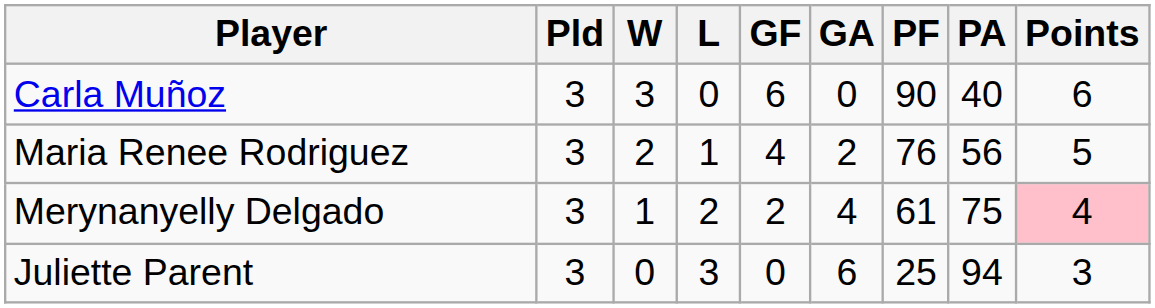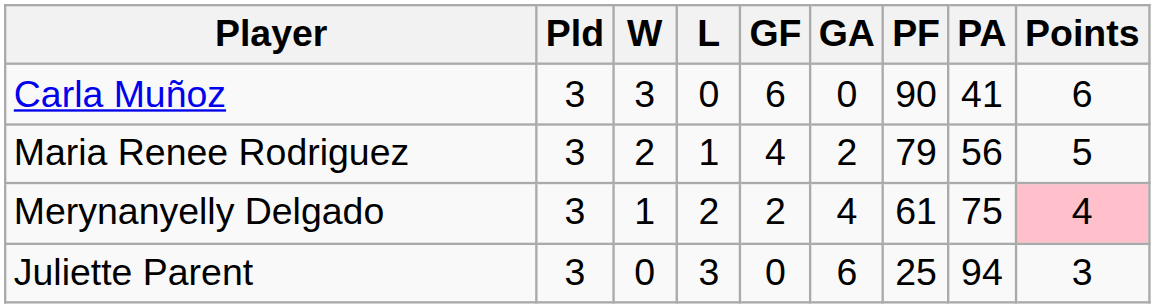(982, 93) 40 -> (982, 93) 41
(916, 152) 76 -> (916, 152) 79
